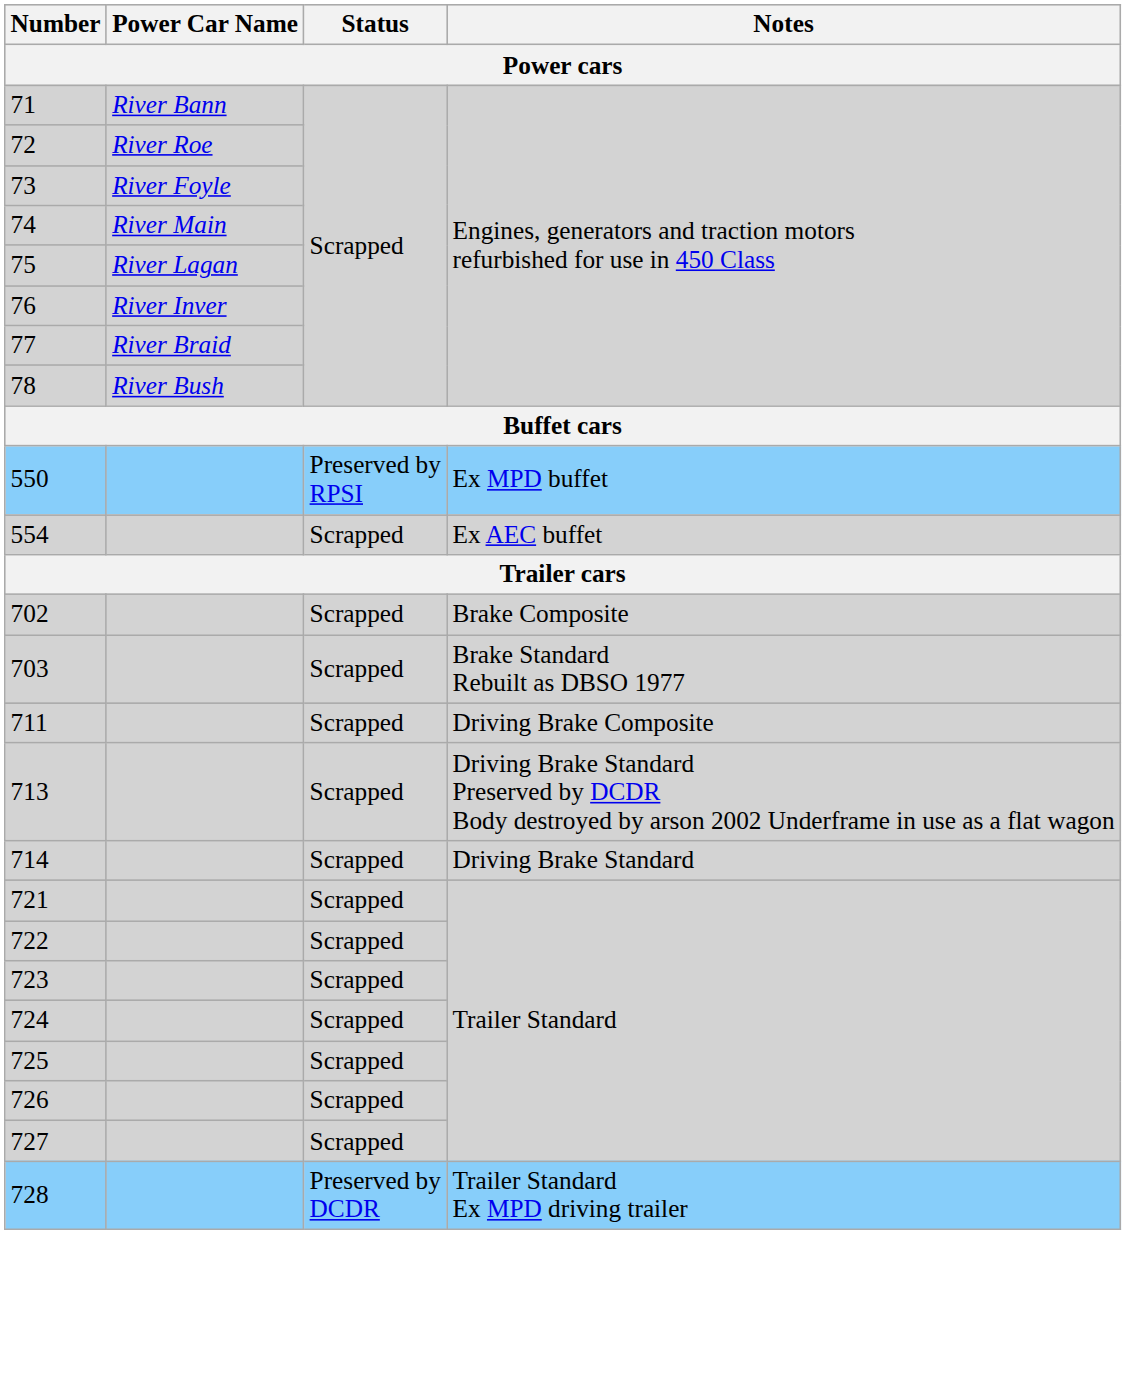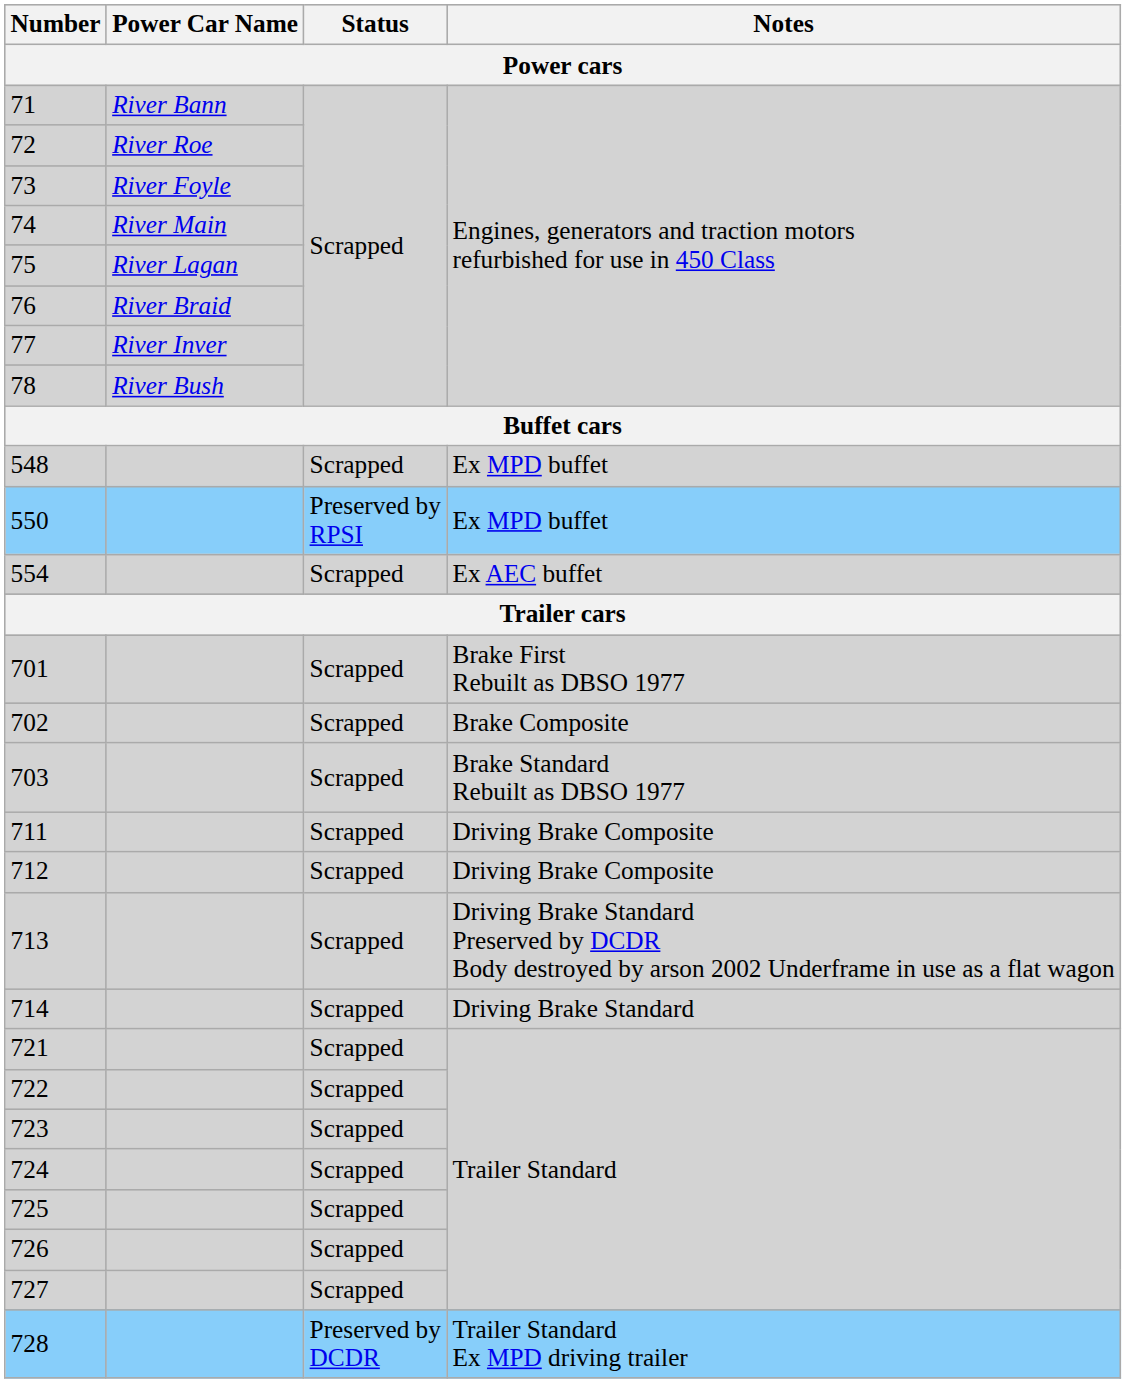(169, 305) River Inver -> (171, 305) River Braid
(171, 345) River Braid -> (169, 345) River Inver
+ row: (30, 465)
+ row: (30, 668)
+ row: (30, 871)
